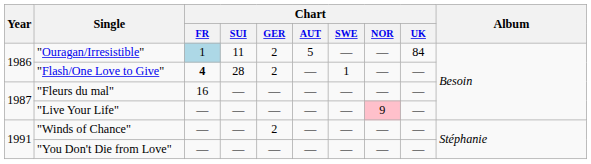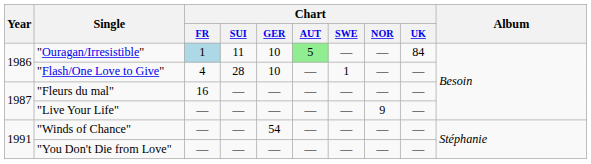(274, 52) 2 -> (274, 52) 10
(310, 52) no background -> (310, 52) lightgreen background
(202, 71) bold -> (202, 71) normal
(274, 71) 2 -> (274, 71) 10
(382, 110) pink background -> (382, 110) no background
(274, 129) 2 -> (274, 129) 54
